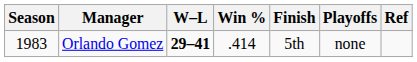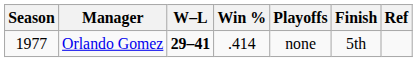columns swapped: (294, 17) <-> (350, 17)
(31, 43) 1983 -> (31, 43) 1977
